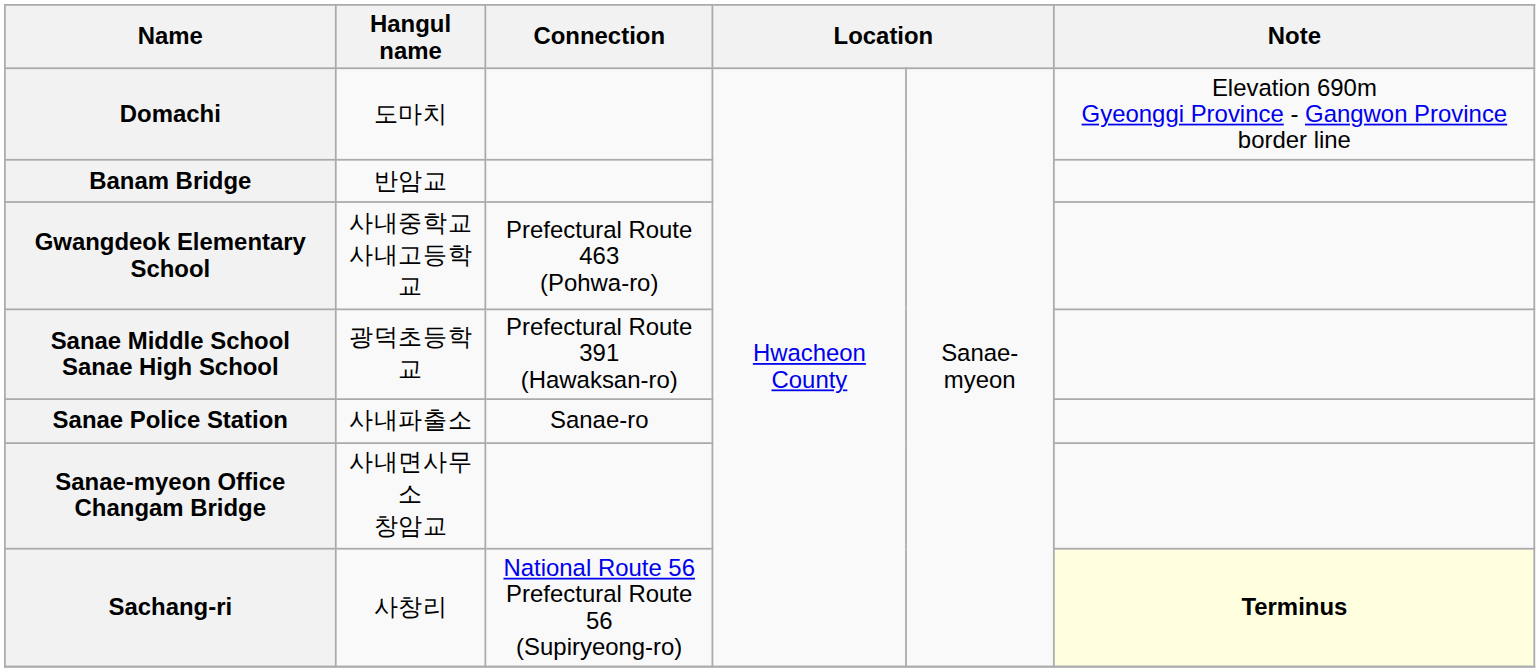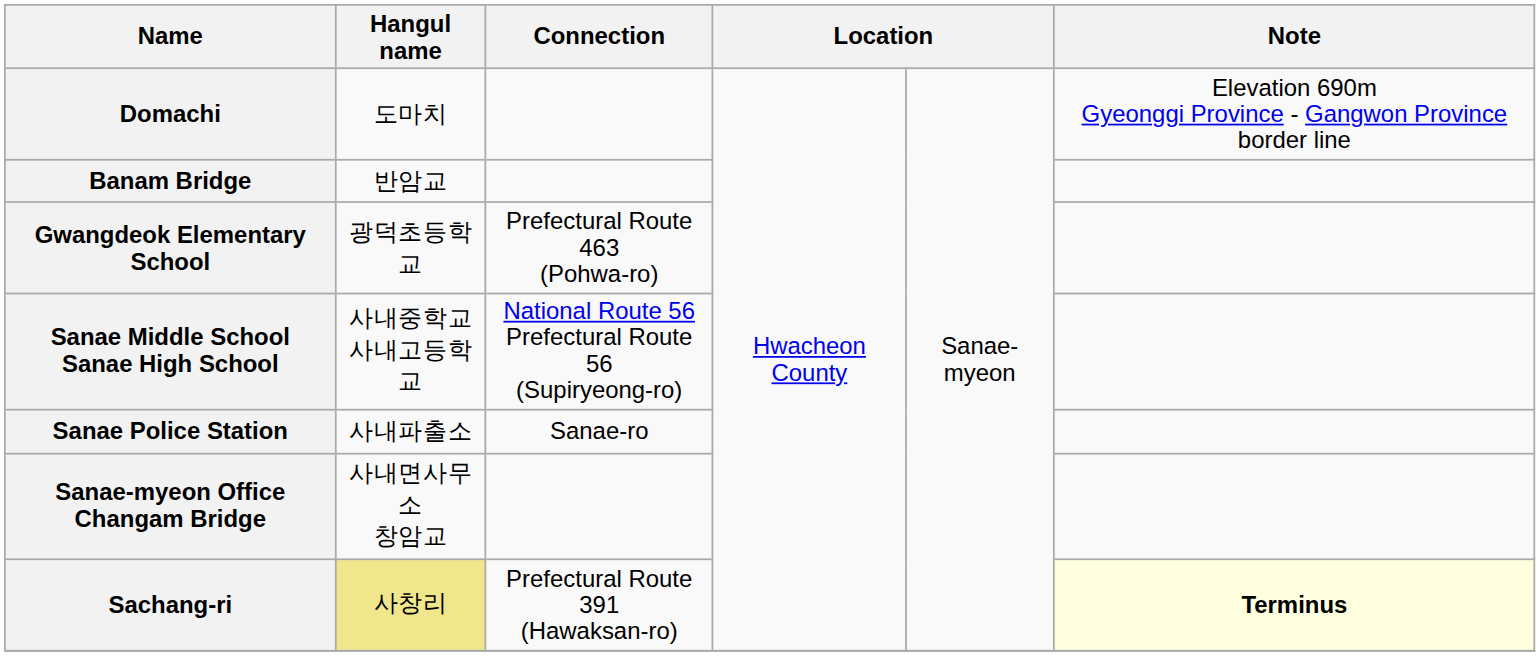(411, 254) 사내중학교 사내고등학교 -> (411, 247) 광덕초등학교
(411, 353) 광덕초등학교 -> (411, 350) 사내중학교 사내고등학교
(599, 354) Prefectural Route 391 (Hawaksan-ro) -> (599, 351) National Route 56 Prefectural Route 56 (Supiryeong-ro)
(411, 606) no background -> (411, 603) khaki background
(599, 607) National Route 56 Prefectural Route 56 (Supiryeong-ro) -> (599, 604) Prefectural Route 391 (Hawaksan-ro)
